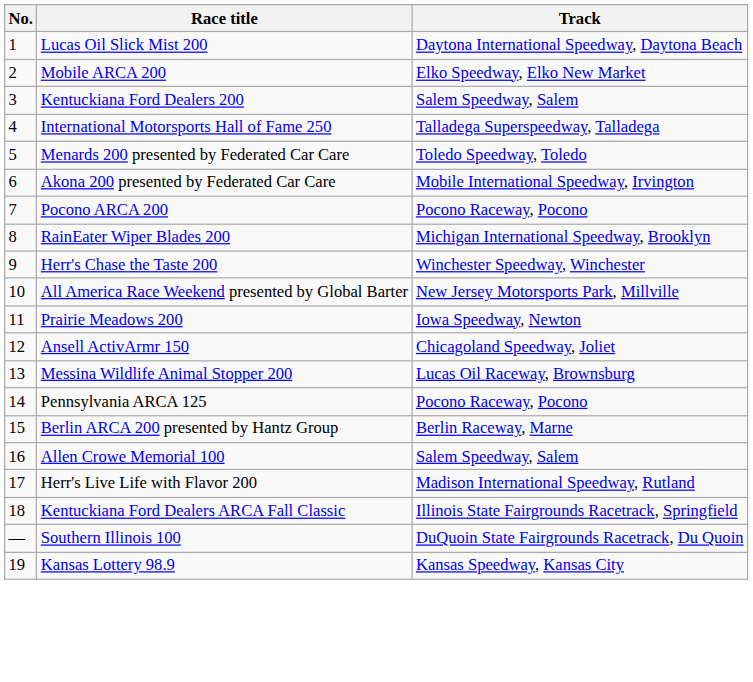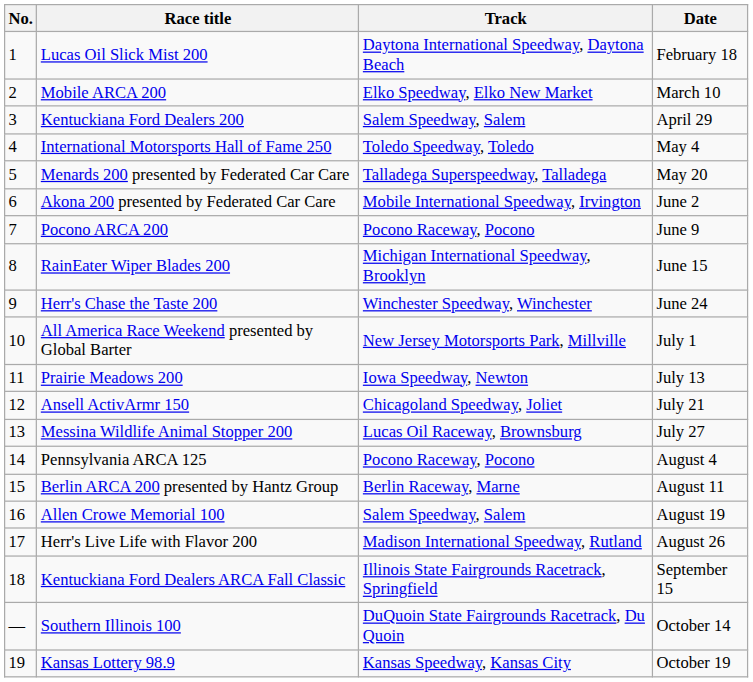+ column: (700, 17)
(538, 127) Talladega Superspeedway, Talladega -> (448, 146) Toledo Speedway, Toledo
(501, 154) Toledo Speedway, Toledo -> (485, 174) Talladega Superspeedway, Talladega
